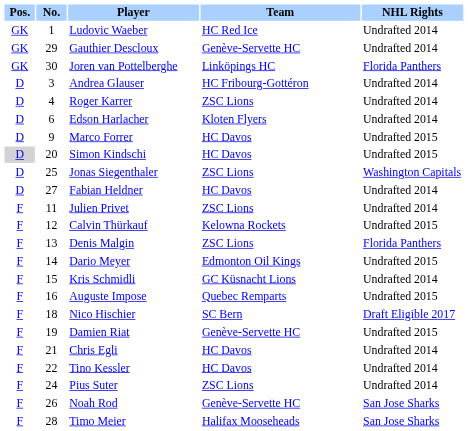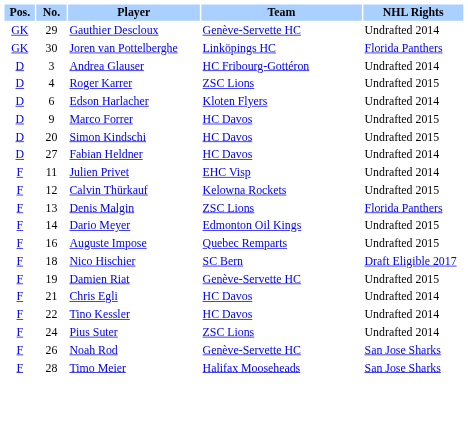- row: (108, 30)
(400, 101) Undrafted 2014 -> (402, 83) Undrafted 2015
(20, 154) lightgrey background -> (20, 137) no background
- row: (114, 172)
(228, 208) ZSC Lions -> (227, 172) EHC Visp
- row: (102, 279)
